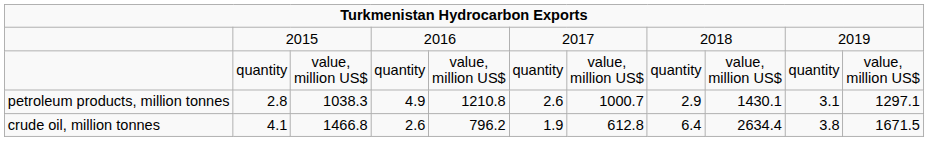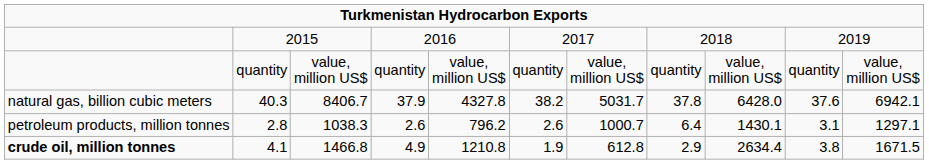+ row: (273, 101)
(415, 101) 4.9 -> (415, 124) 2.6
(483, 101) 1210.8 -> (487, 124) 796.2
(691, 101) 2.9 -> (691, 124) 6.4
(84, 124) normal -> (92, 147) bold
(415, 124) 2.6 -> (415, 147) 4.9
(487, 124) 796.2 -> (483, 147) 1210.8
(691, 124) 6.4 -> (691, 147) 2.9
